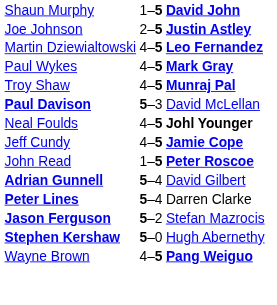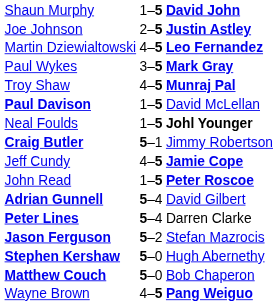(151, 67) 4–5 -> (151, 67) 3–5
(151, 104) 5–3 -> (151, 104) 1–5
(151, 123) 4–5 -> (151, 123) 1–5
+ row: (44, 142)
+ row: (55, 275)
